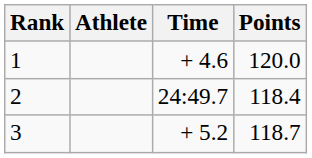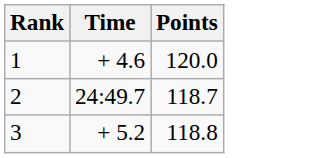- column: (111, 22)
(275, 96) 118.4 -> (192, 96) 118.7
(275, 133) 118.7 -> (192, 133) 118.8
